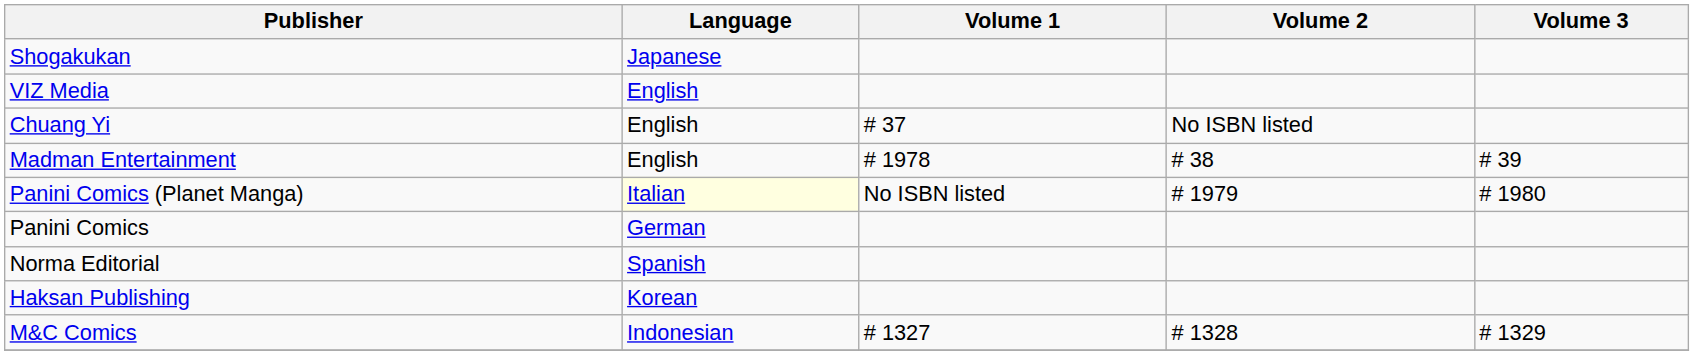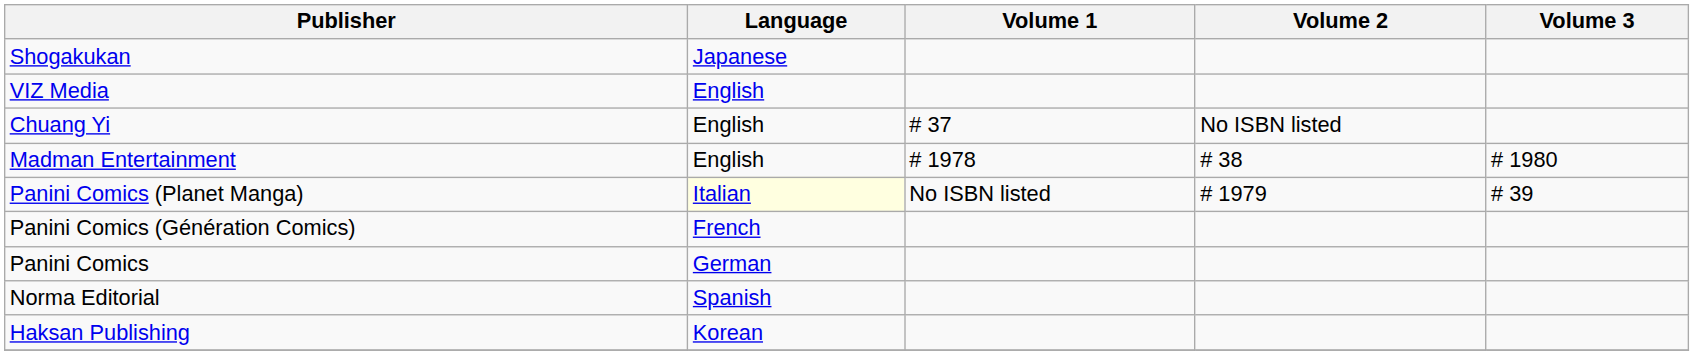(1501, 159) # 39 -> (1524, 159) # 1980
(1513, 194) # 1980 -> (1512, 194) # 39
+ row: (183, 228)
- row: (73, 332)
